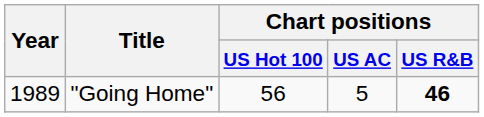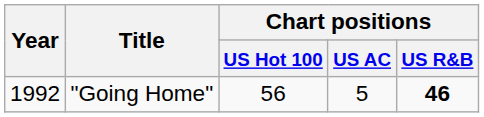(35, 93) 1989 -> (35, 93) 1992
